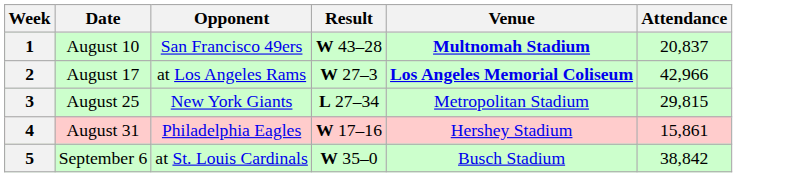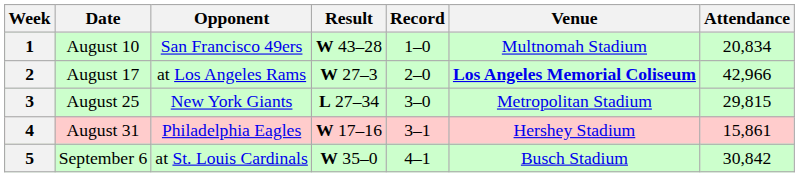+ column: (417, 18)
(512, 46) bold -> (574, 46) normal
(684, 46) 20,837 -> (747, 46) 20,834
(684, 158) 38,842 -> (747, 158) 30,842
